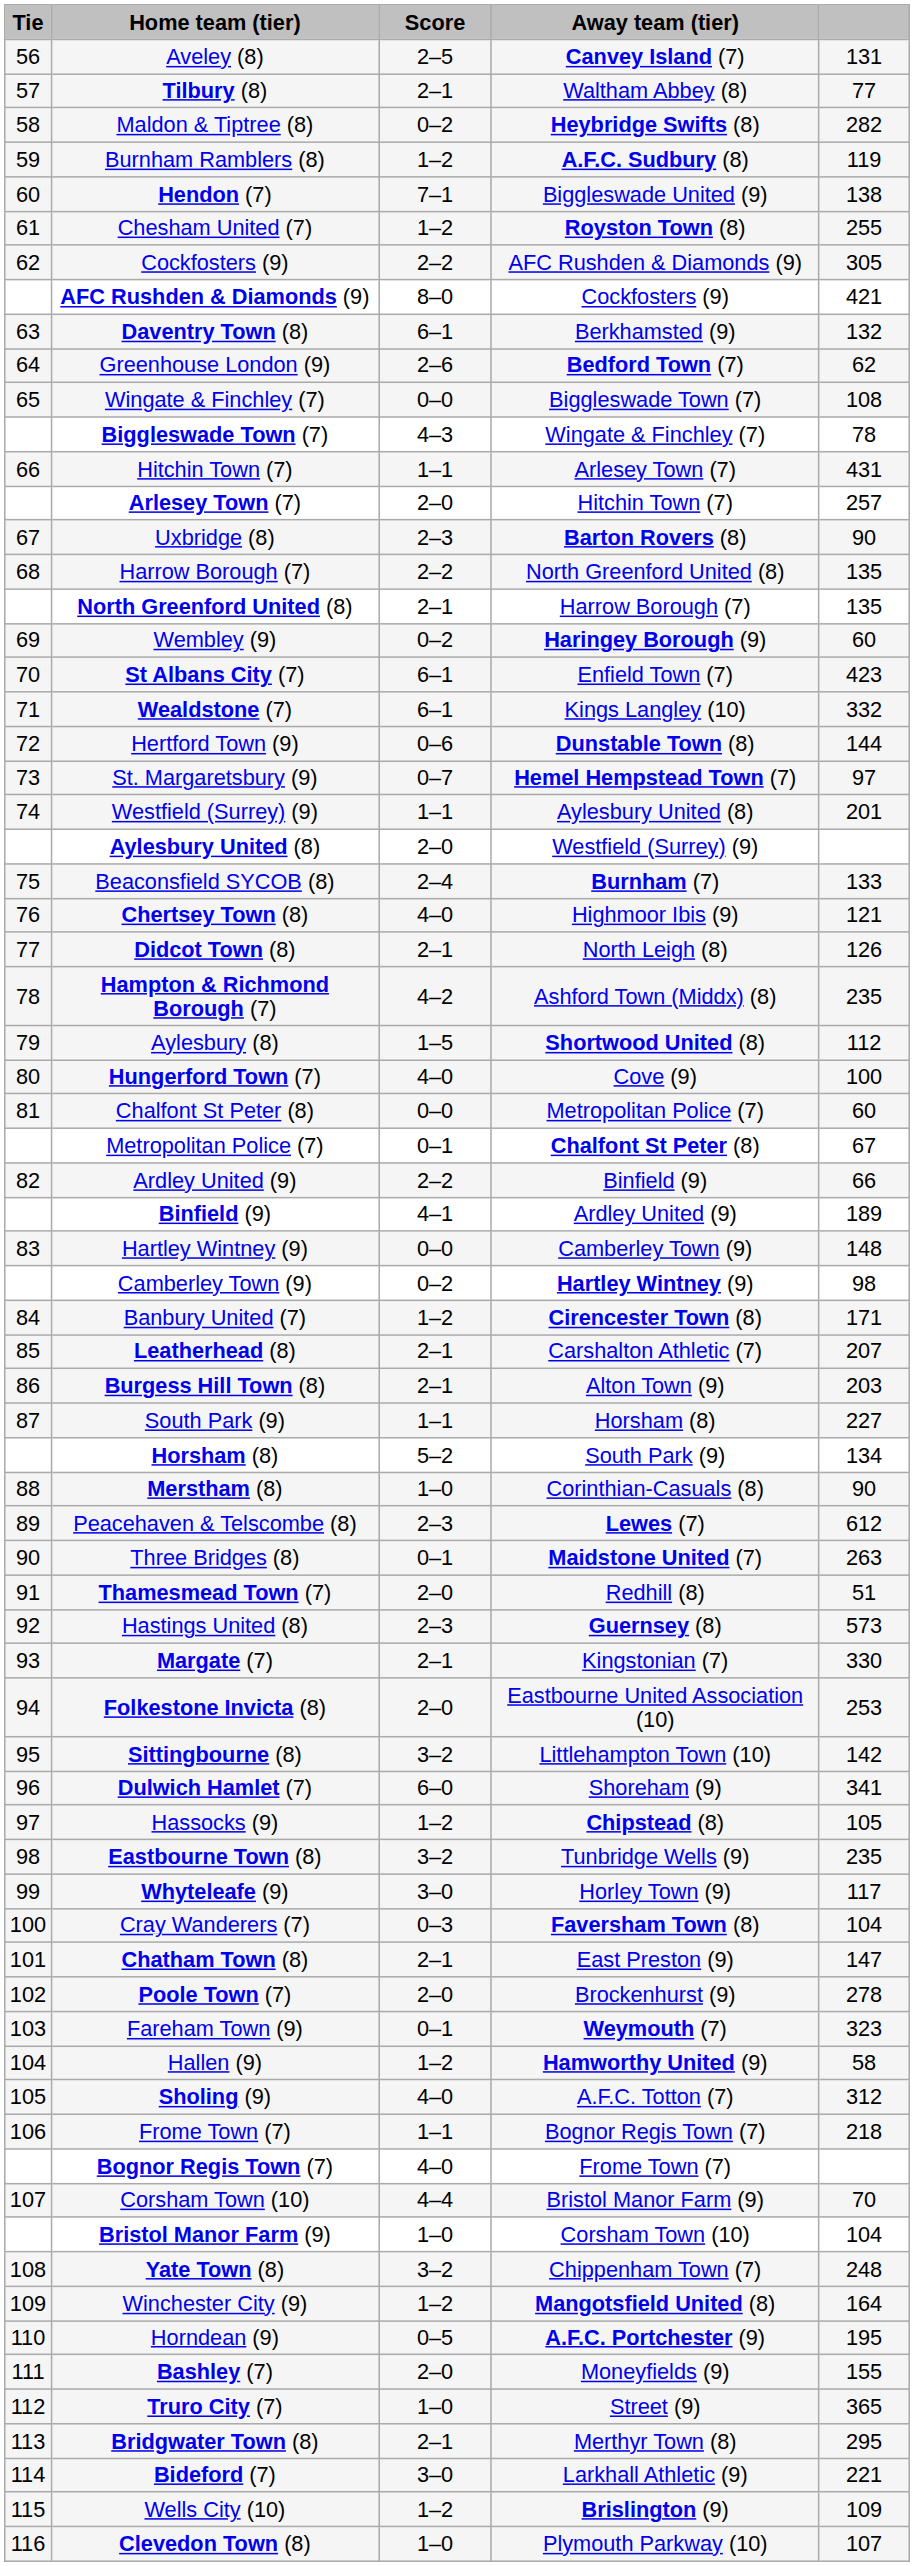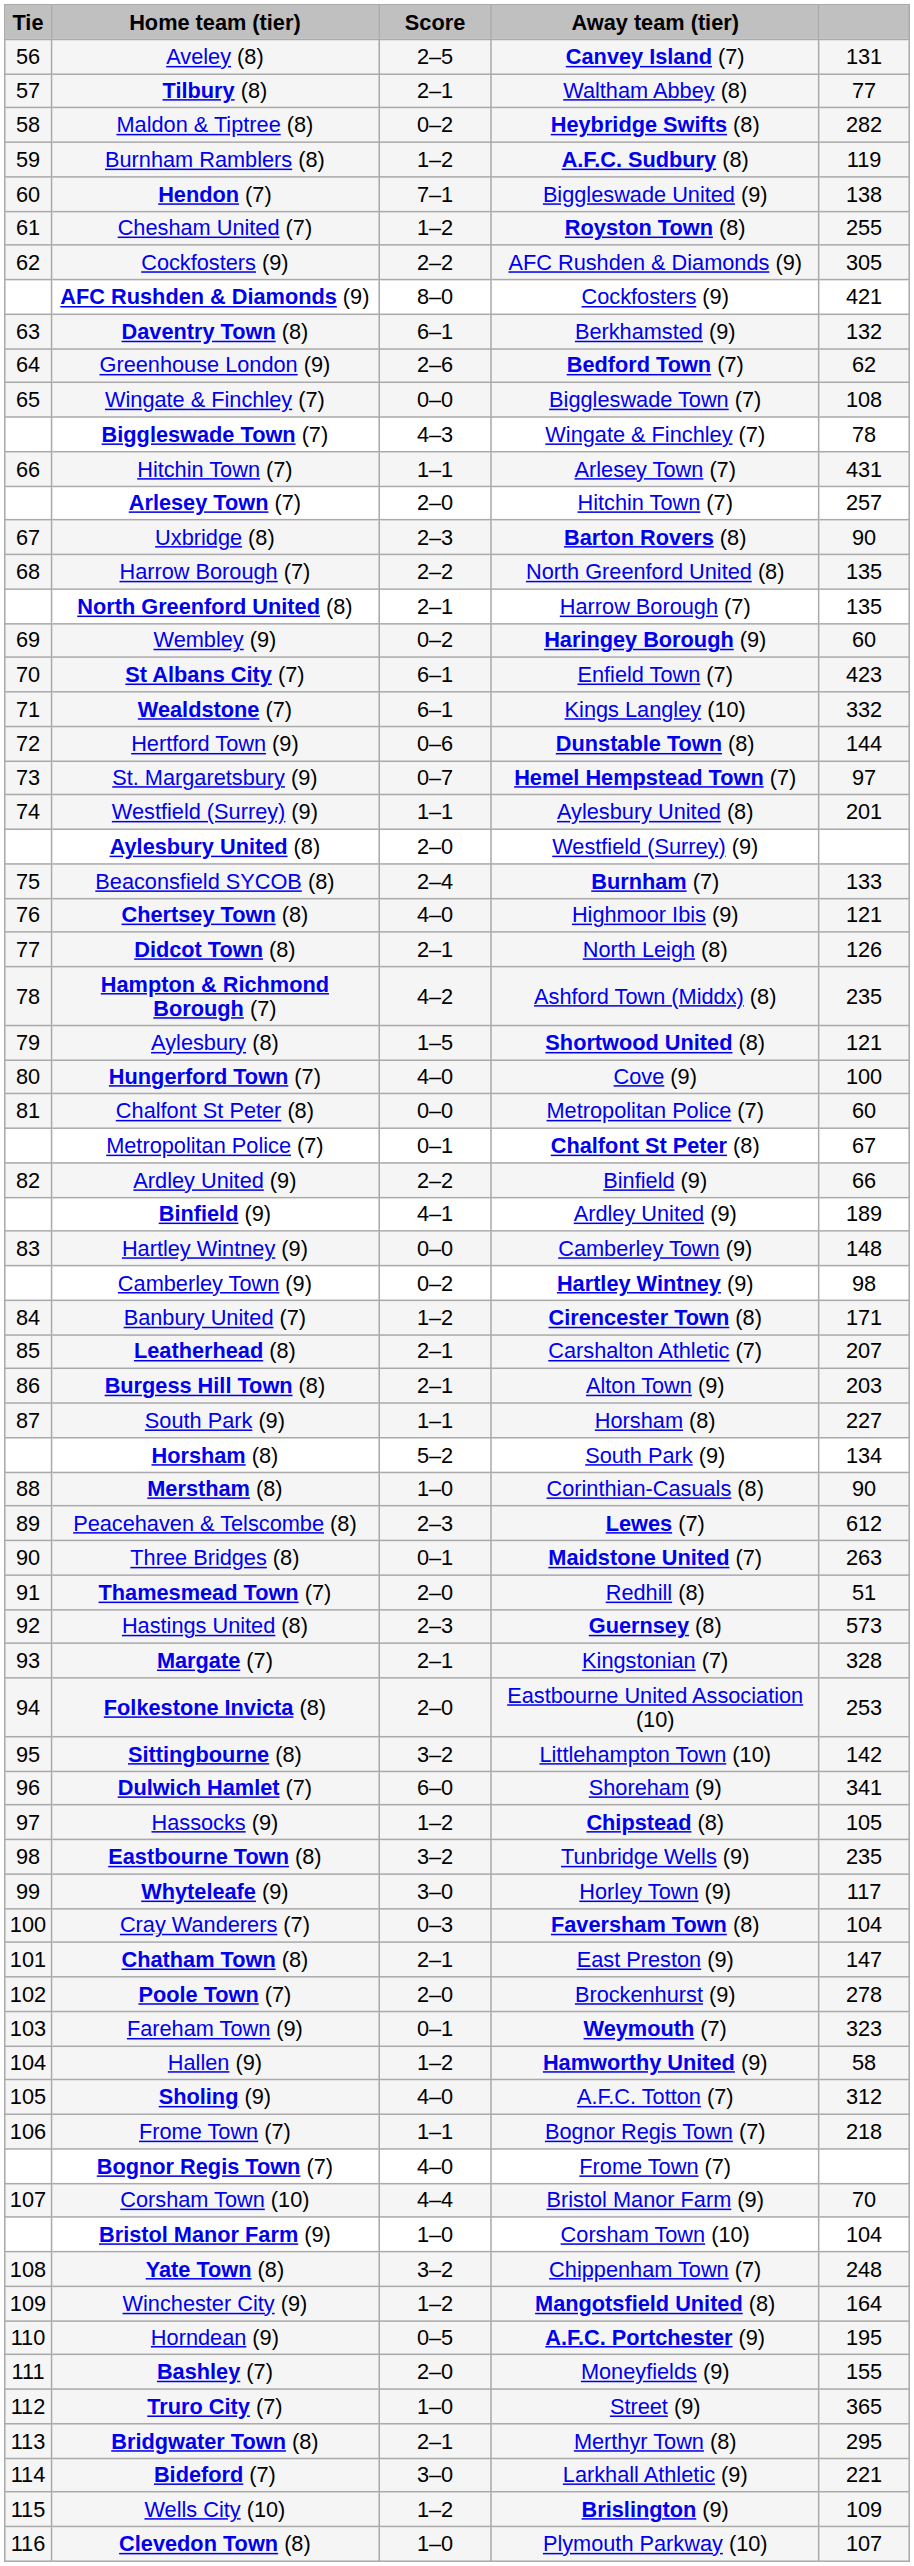(864, 1043) 112 -> (864, 1043) 121
(864, 1661) 330 -> (864, 1661) 328
